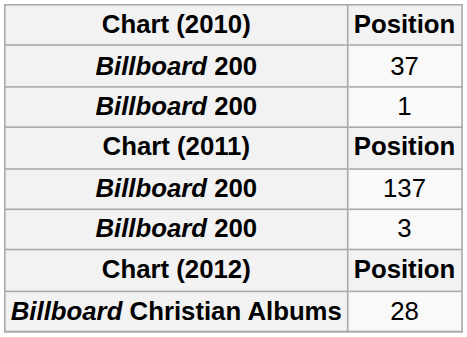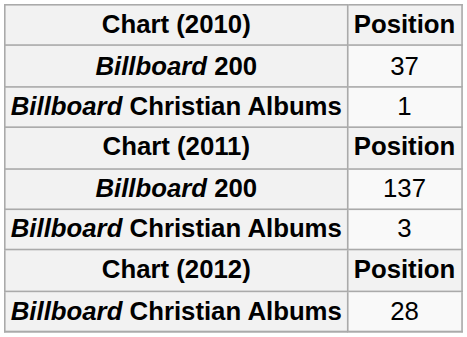(176, 106) Billboard 200 -> (176, 106) Billboard Christian Albums
(176, 229) Billboard 200 -> (176, 229) Billboard Christian Albums
